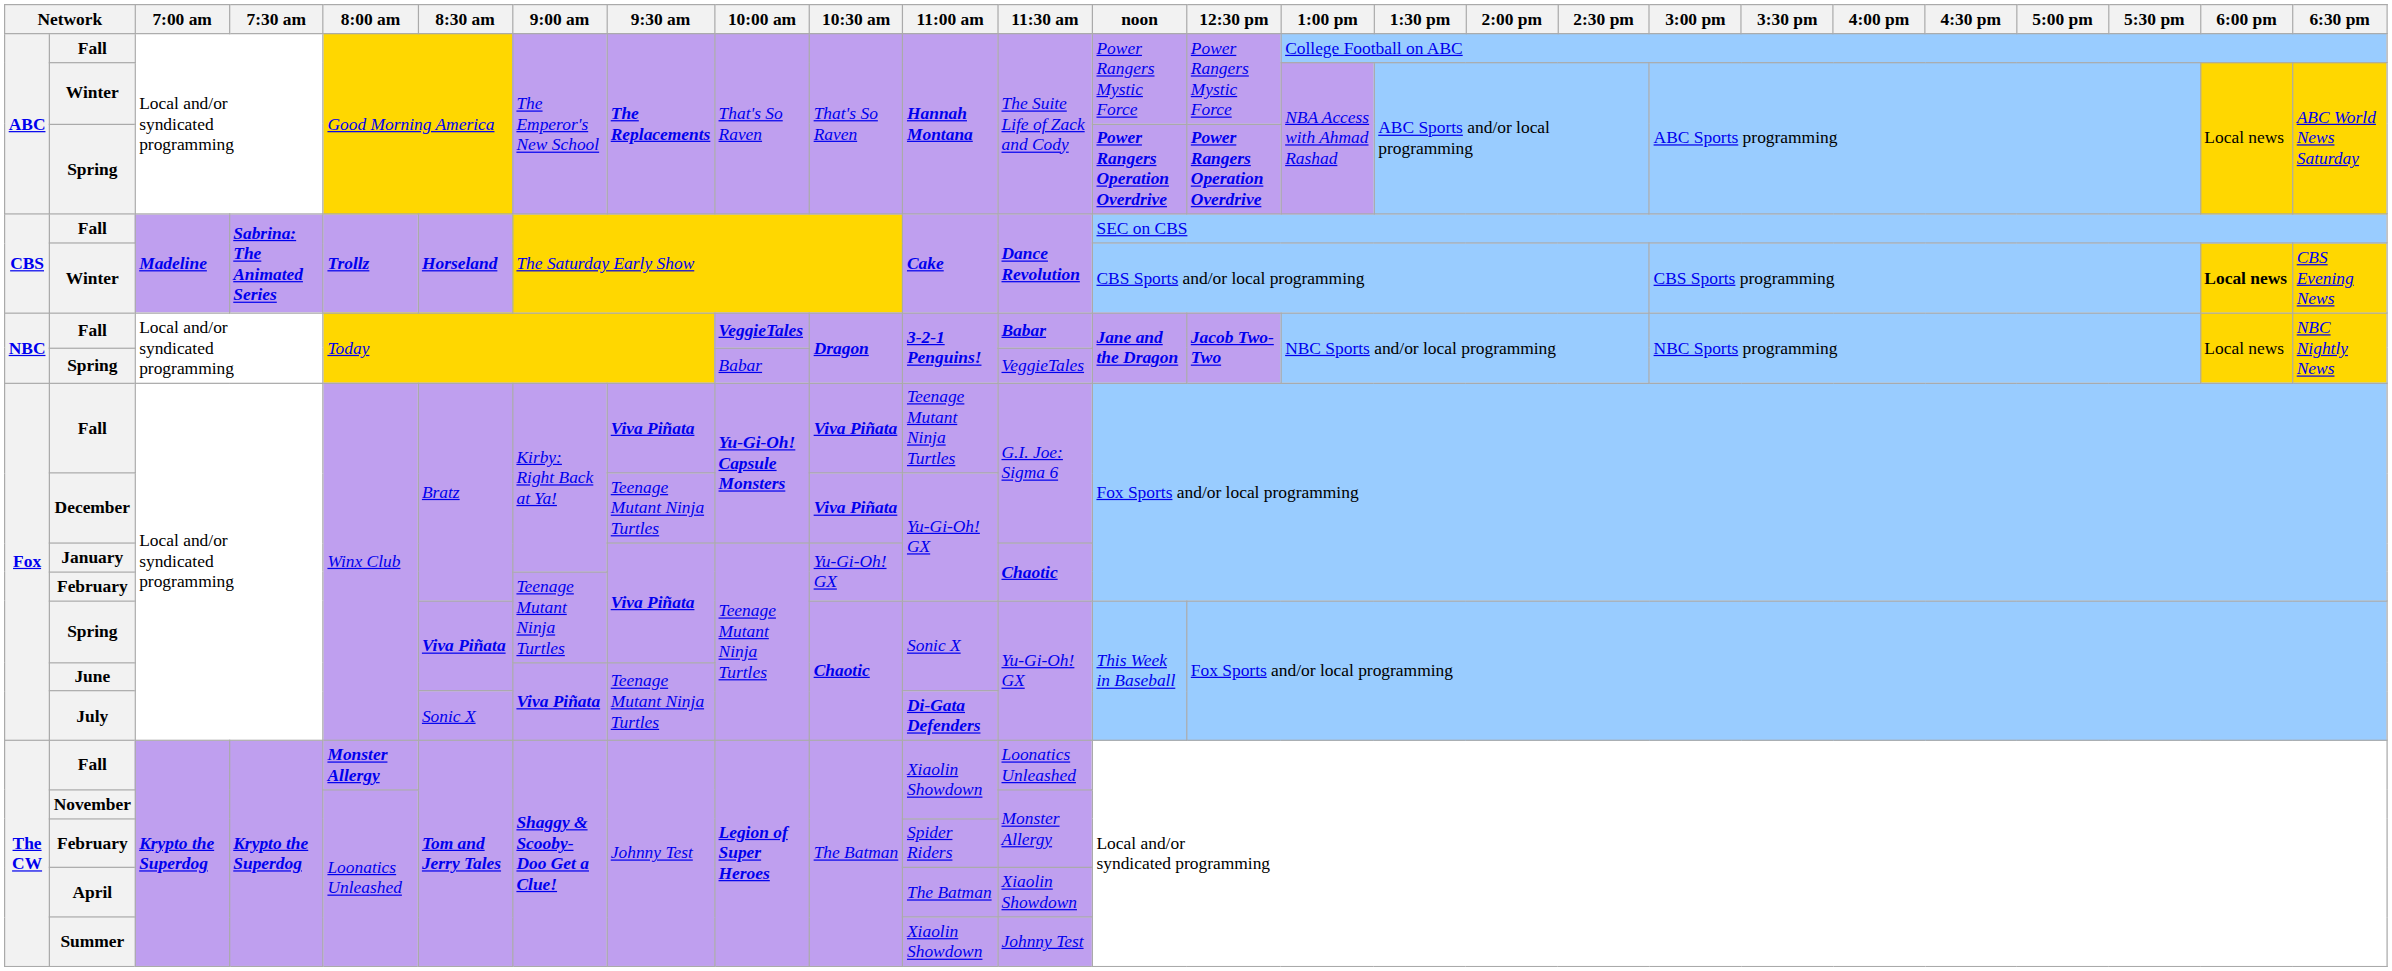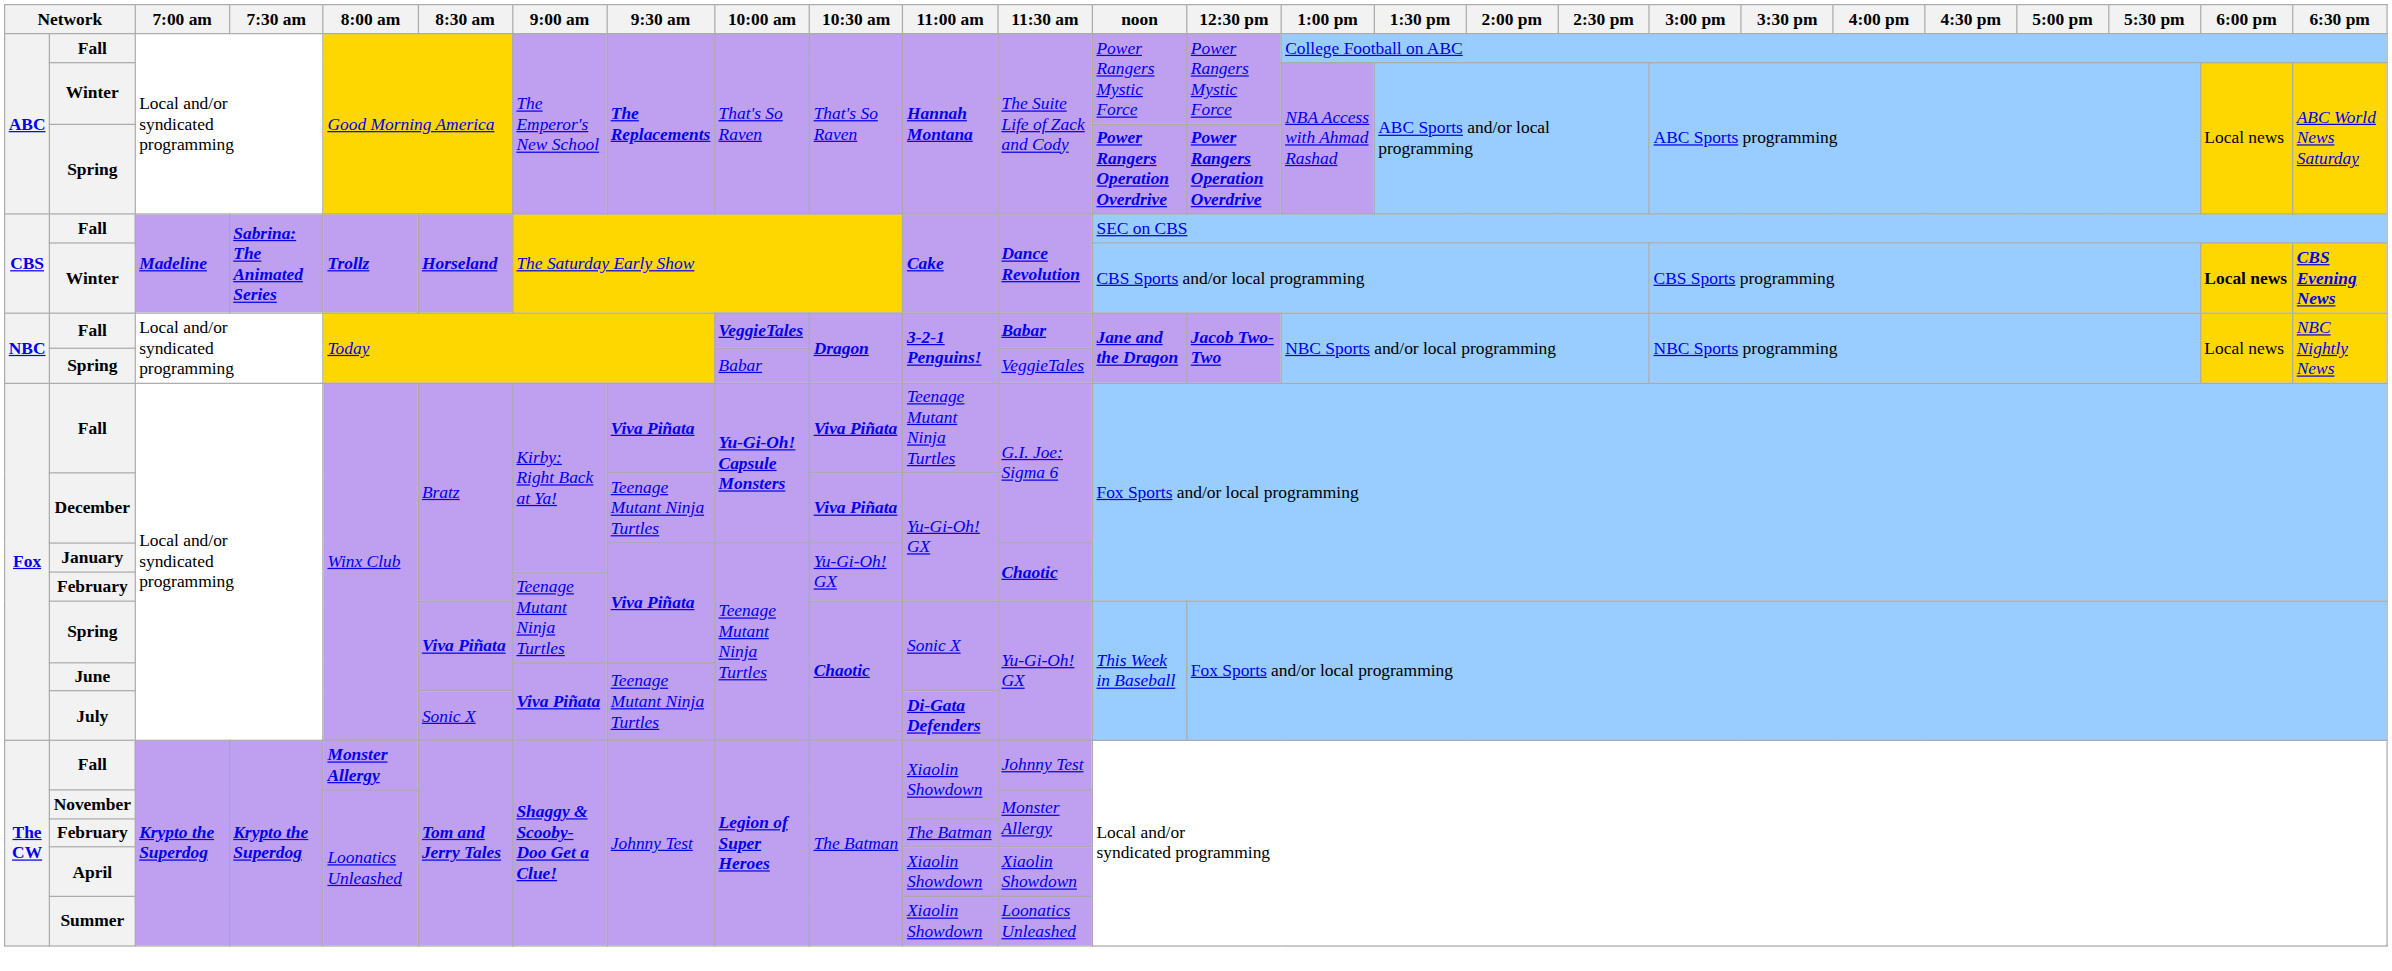(2325, 278) normal -> (2327, 278) bold
(1039, 765) Loonatics Unleashed -> (1043, 765) Johnny Test
(930, 843) Spider Riders -> (949, 832) The Batman
(949, 892) The Batman -> (945, 872) Xiaolin Showdown
(1043, 941) Johnny Test -> (1039, 921) Loonatics Unleashed
